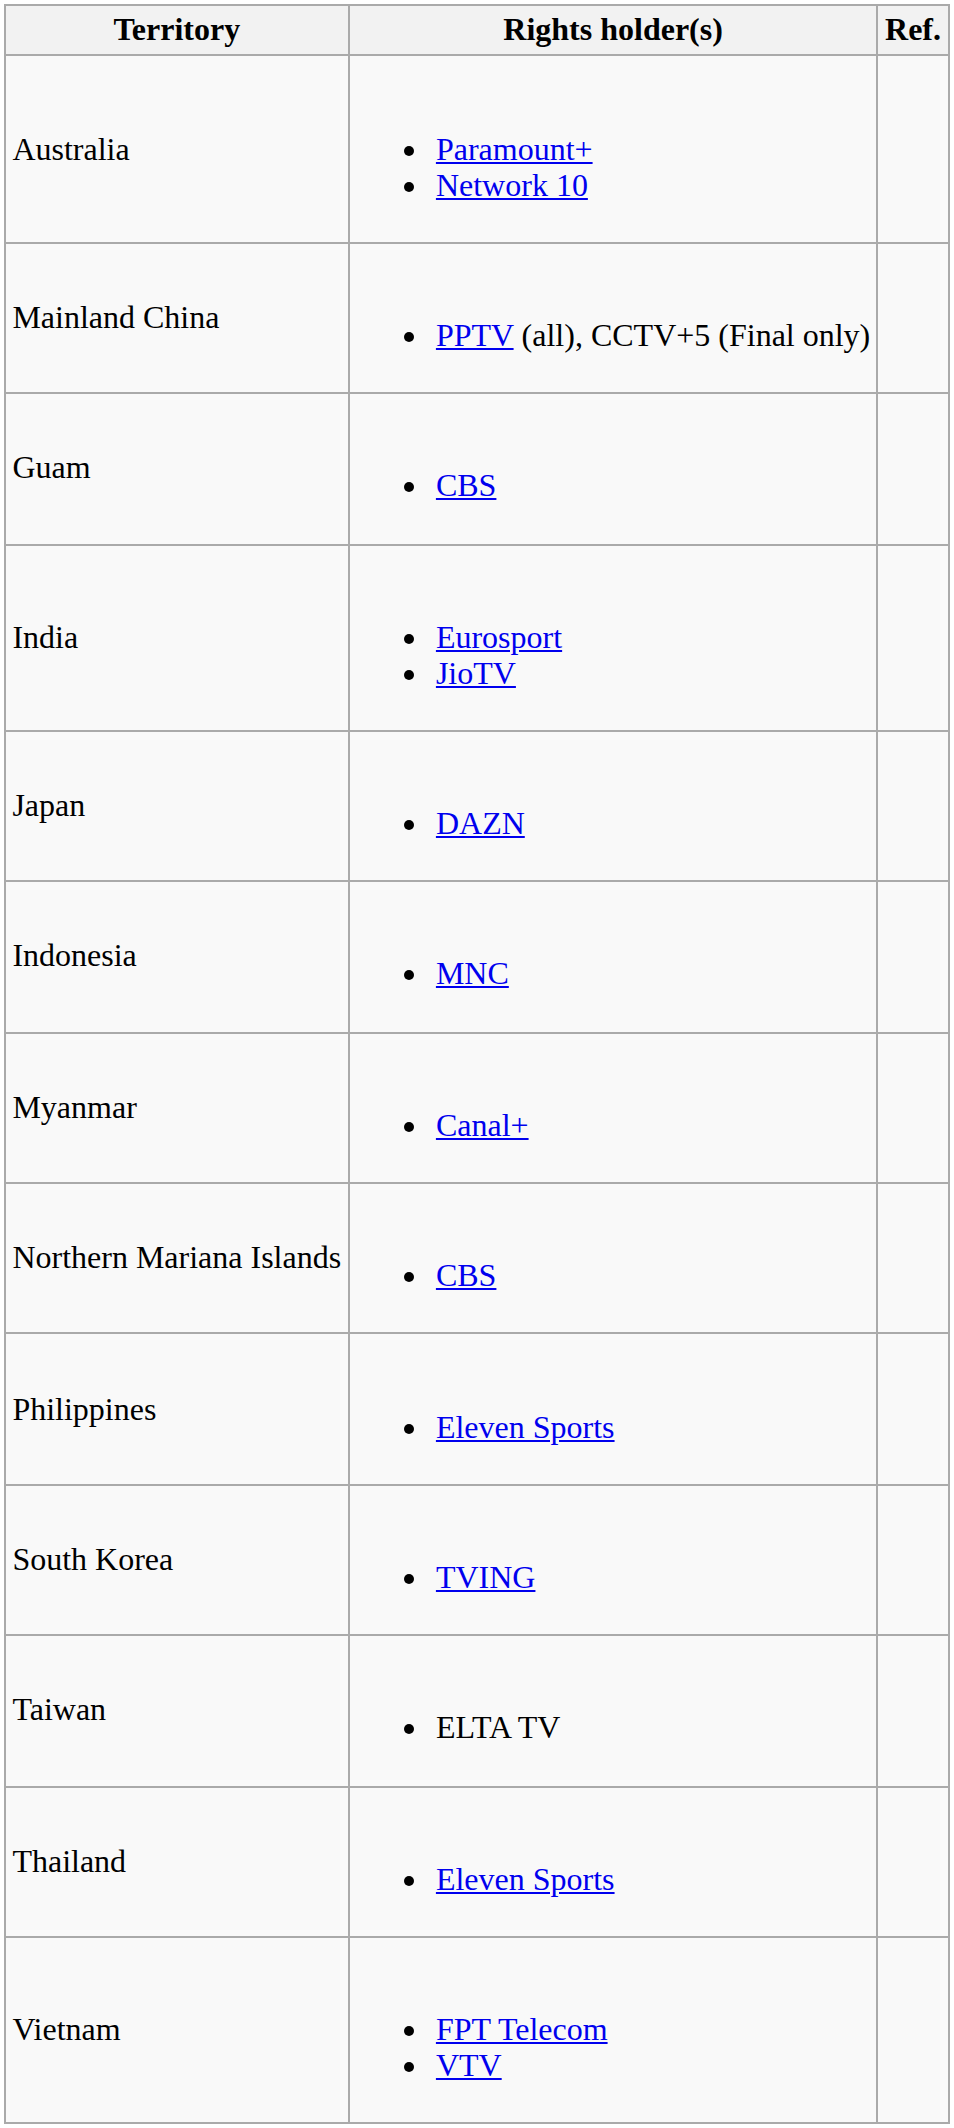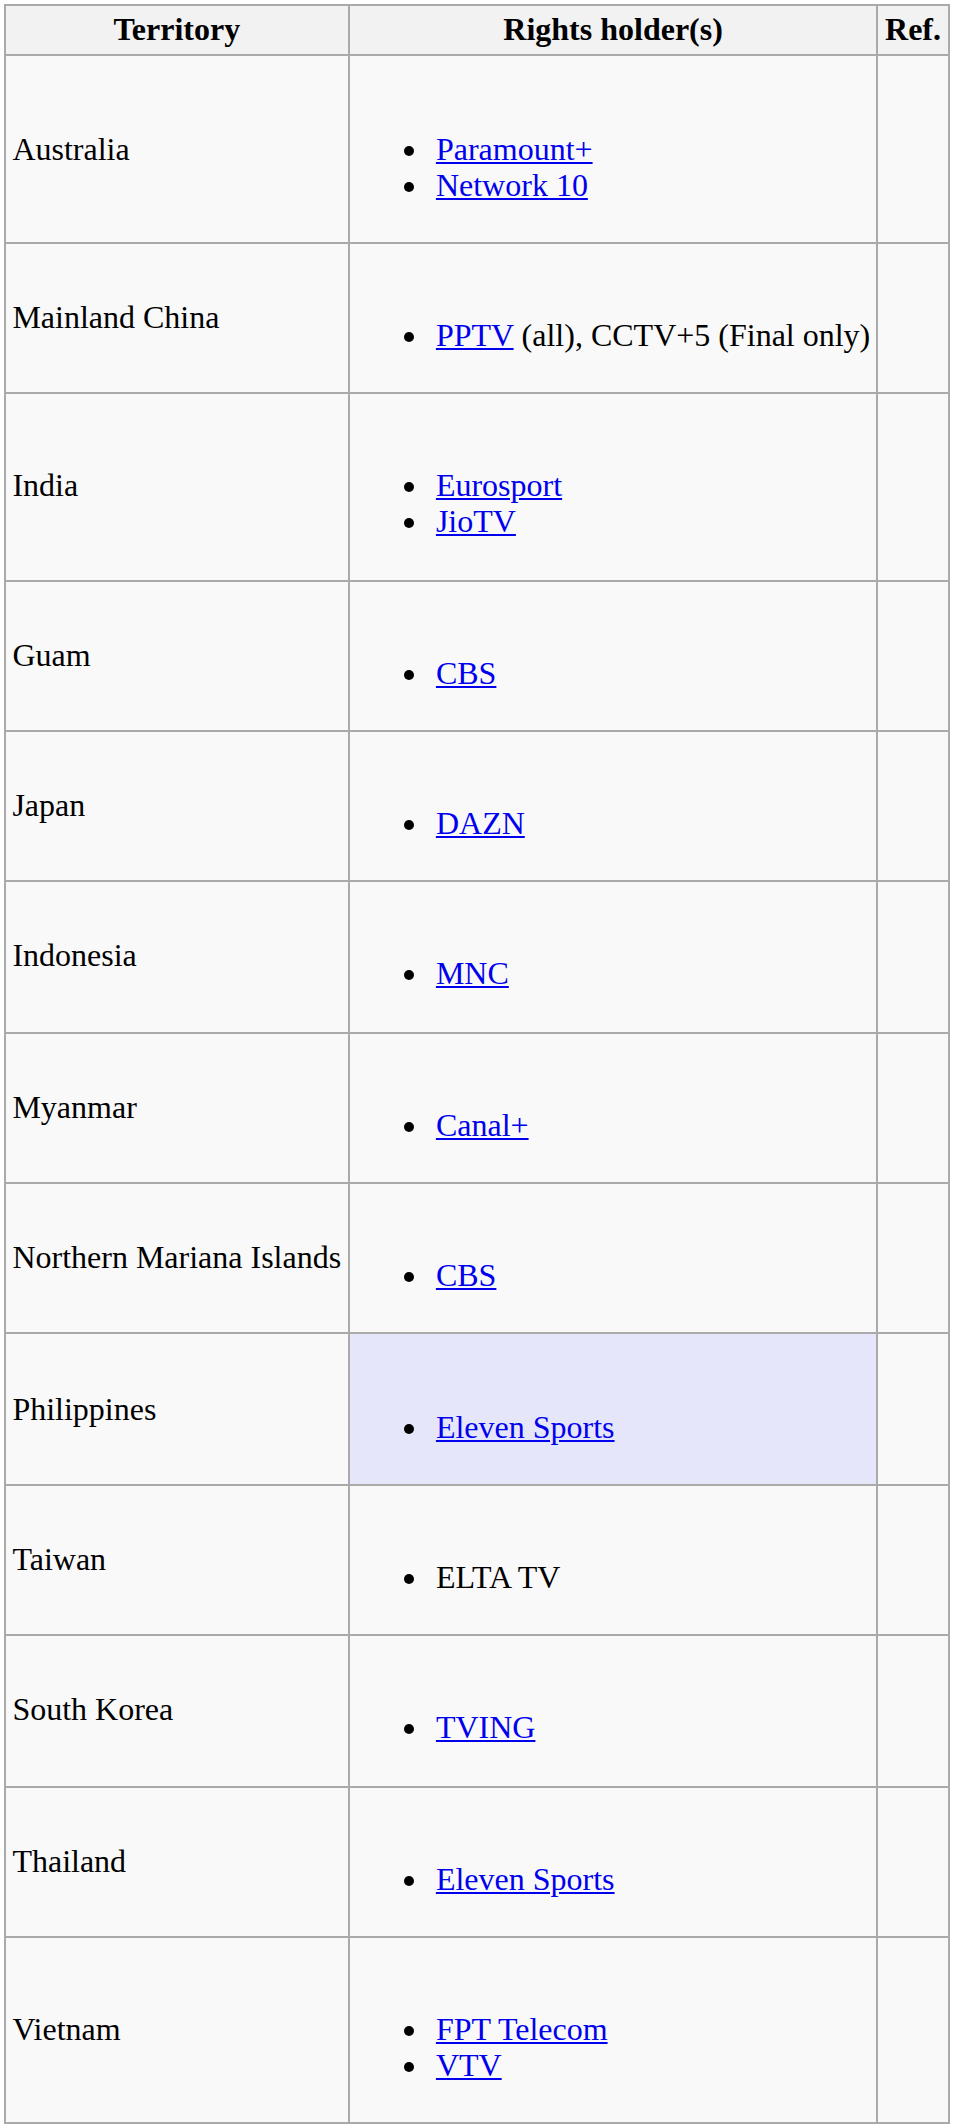rows swapped: (45, 636) <-> (51, 468)
(613, 1427) no background -> (613, 1427) lavender background
rows swapped: (93, 1559) <-> (59, 1710)
